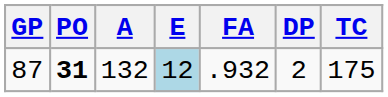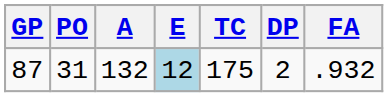columns swapped: (351, 27) <-> (238, 27)
(72, 70) bold -> (72, 70) normal
